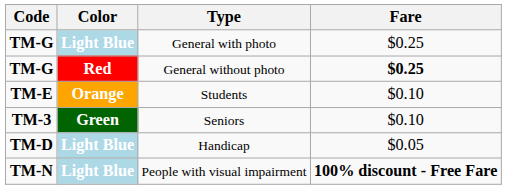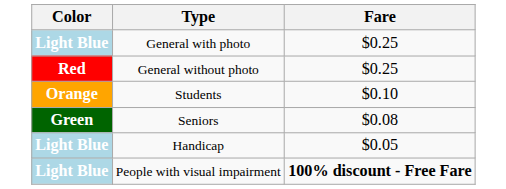- column: (31, 17)
(406, 68) bold -> (380, 68) normal
(406, 119) $0.10 -> (380, 119) $0.08
